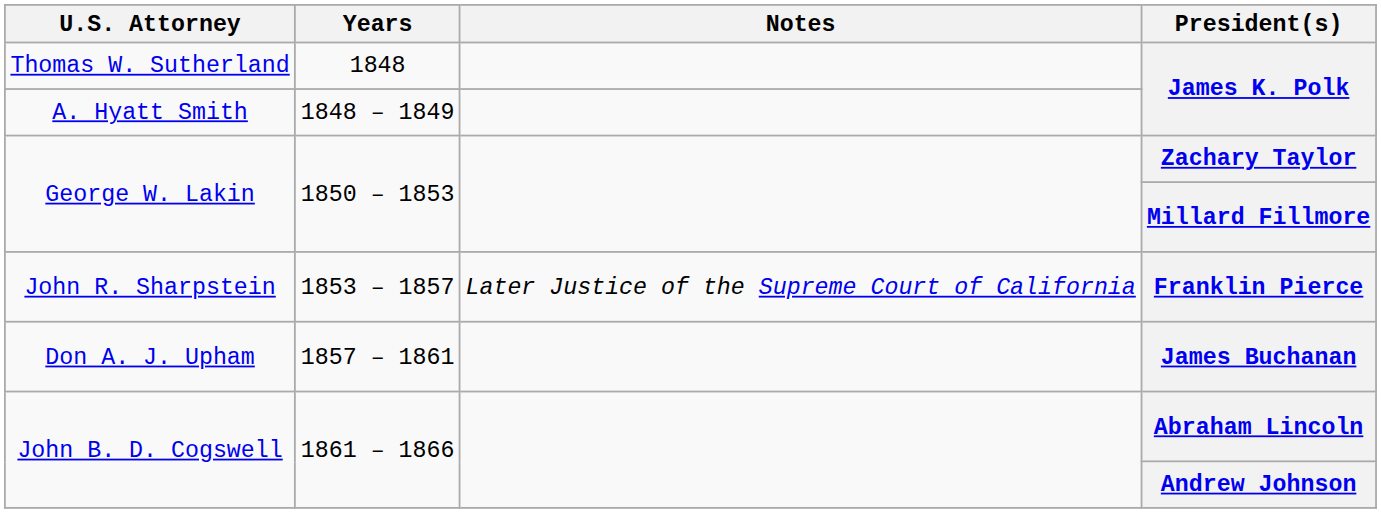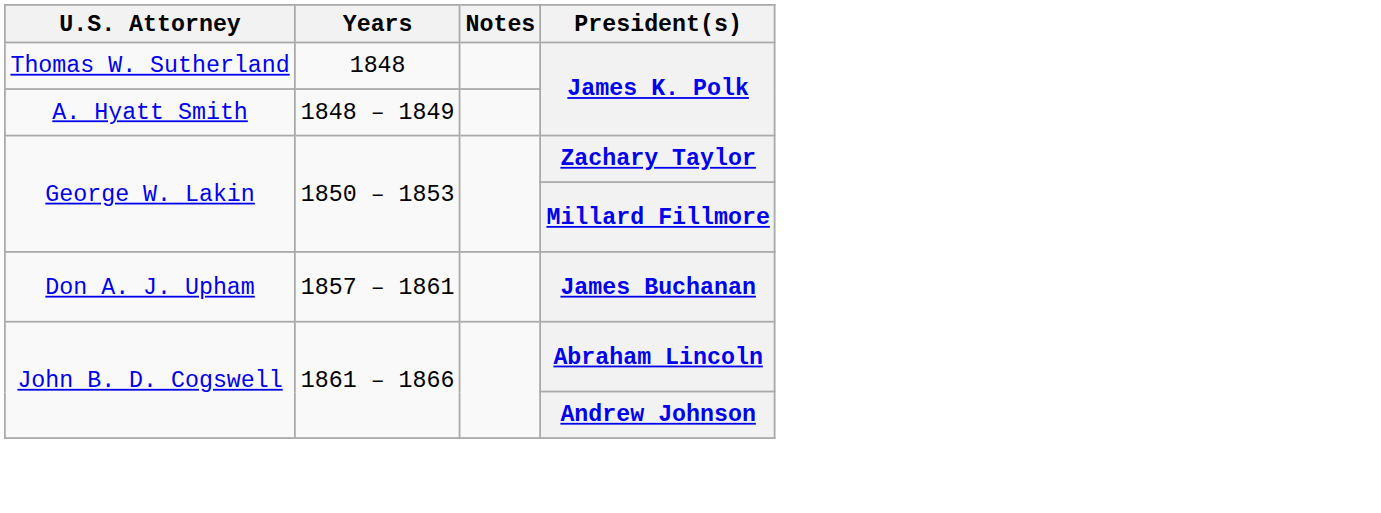- row: (150, 287)
